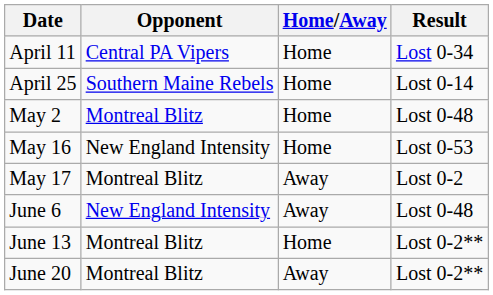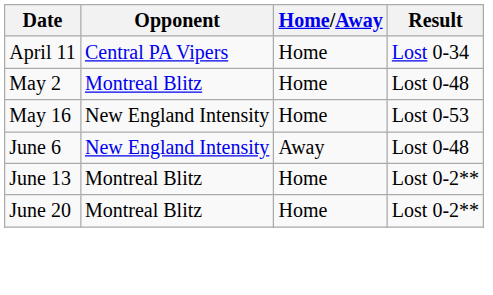- row: (43, 83)
- row: (40, 178)
(306, 274) Away -> (303, 210) Home
